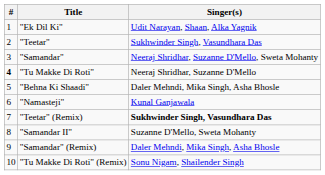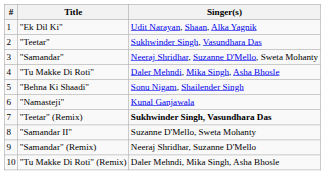(9, 72) bold -> (9, 72) normal
(193, 72) Neeraj Shridhar, Suzanne D'Mello -> (205, 72) Daler Mehndi, Mika Singh, Asha Bhosle
(205, 87) Daler Mehndi, Mika Singh, Asha Bhosle -> (187, 87) Sonu Nigam, Shailender Singh
(205, 147) Daler Mehndi, Mika Singh, Asha Bhosle -> (193, 147) Neeraj Shridhar, Suzanne D'Mello
(187, 162) Sonu Nigam, Shailender Singh -> (205, 162) Daler Mehndi, Mika Singh, Asha Bhosle
